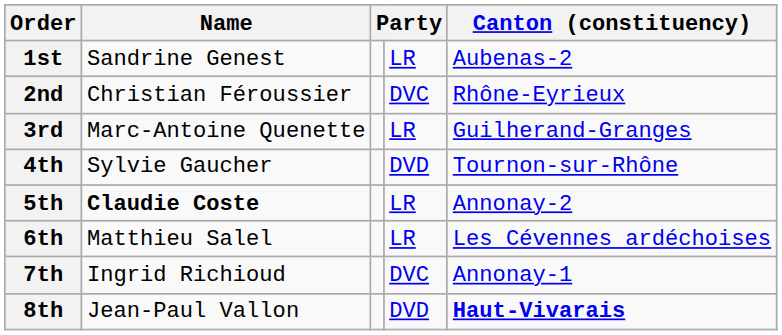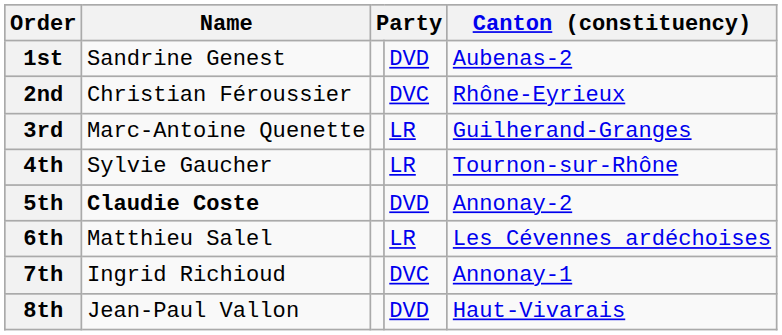(403, 59) LR -> (409, 59) DVD
(409, 167) DVD -> (403, 167) LR
(403, 203) LR -> (409, 203) DVD
(539, 311) bold -> (539, 311) normal
